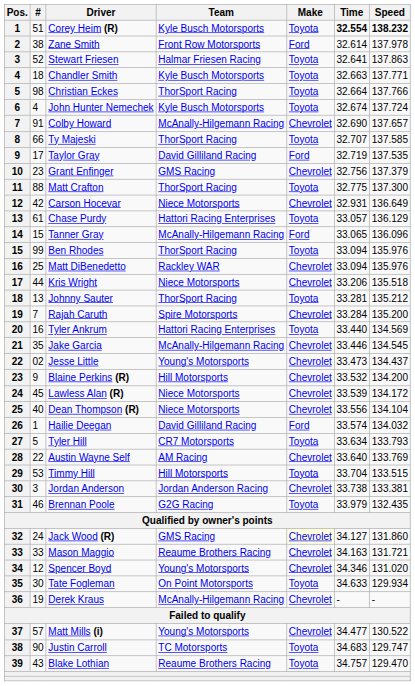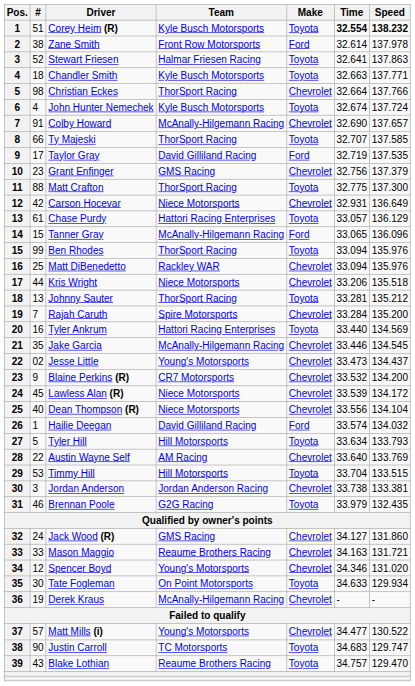(304, 92) Toyota -> (310, 92) Chevrolet
(193, 378) Hill Motorsports -> (196, 378) CR7 Motorsports
(196, 441) CR7 Motorsports -> (193, 441) Hill Motorsports
